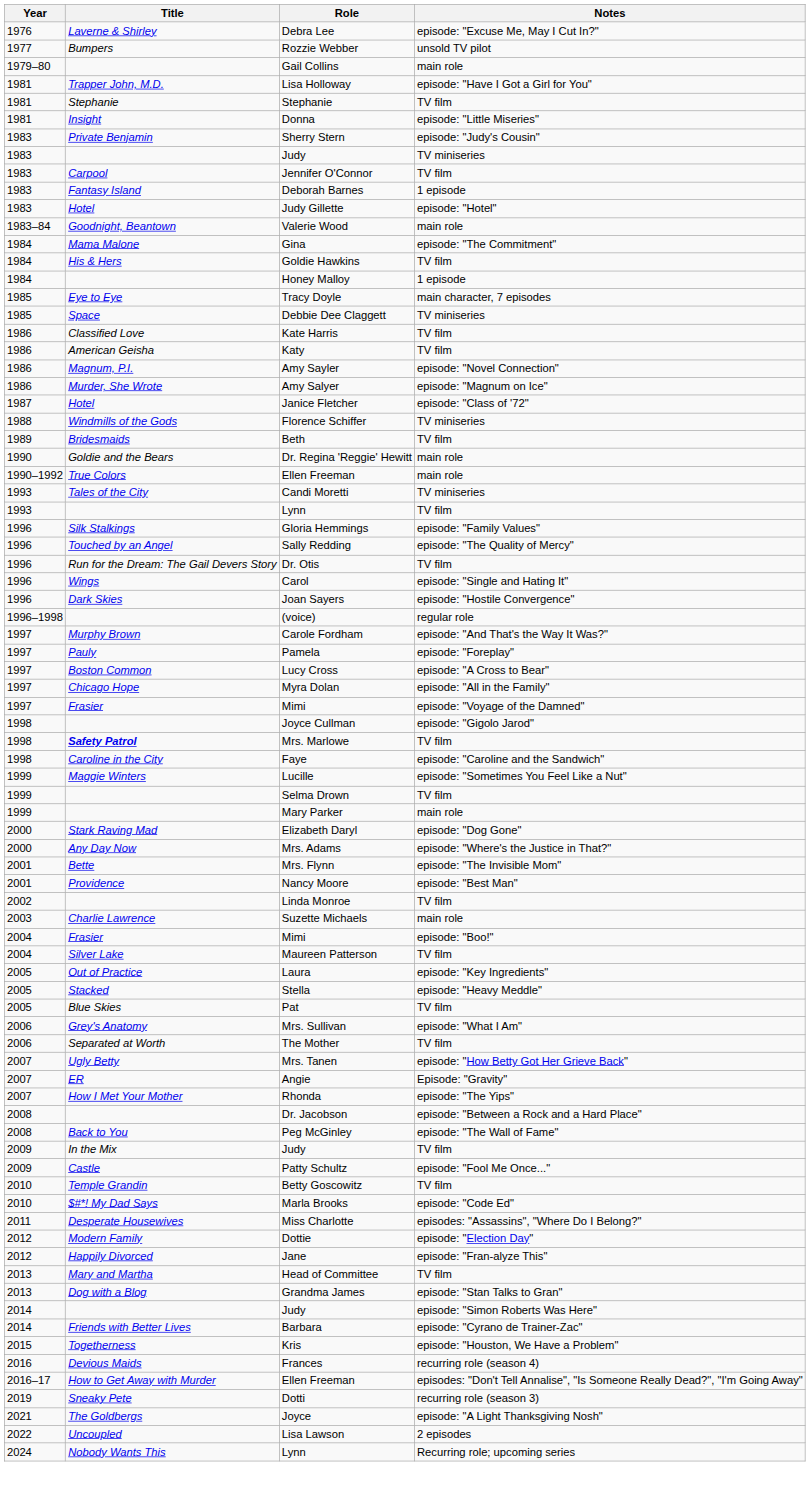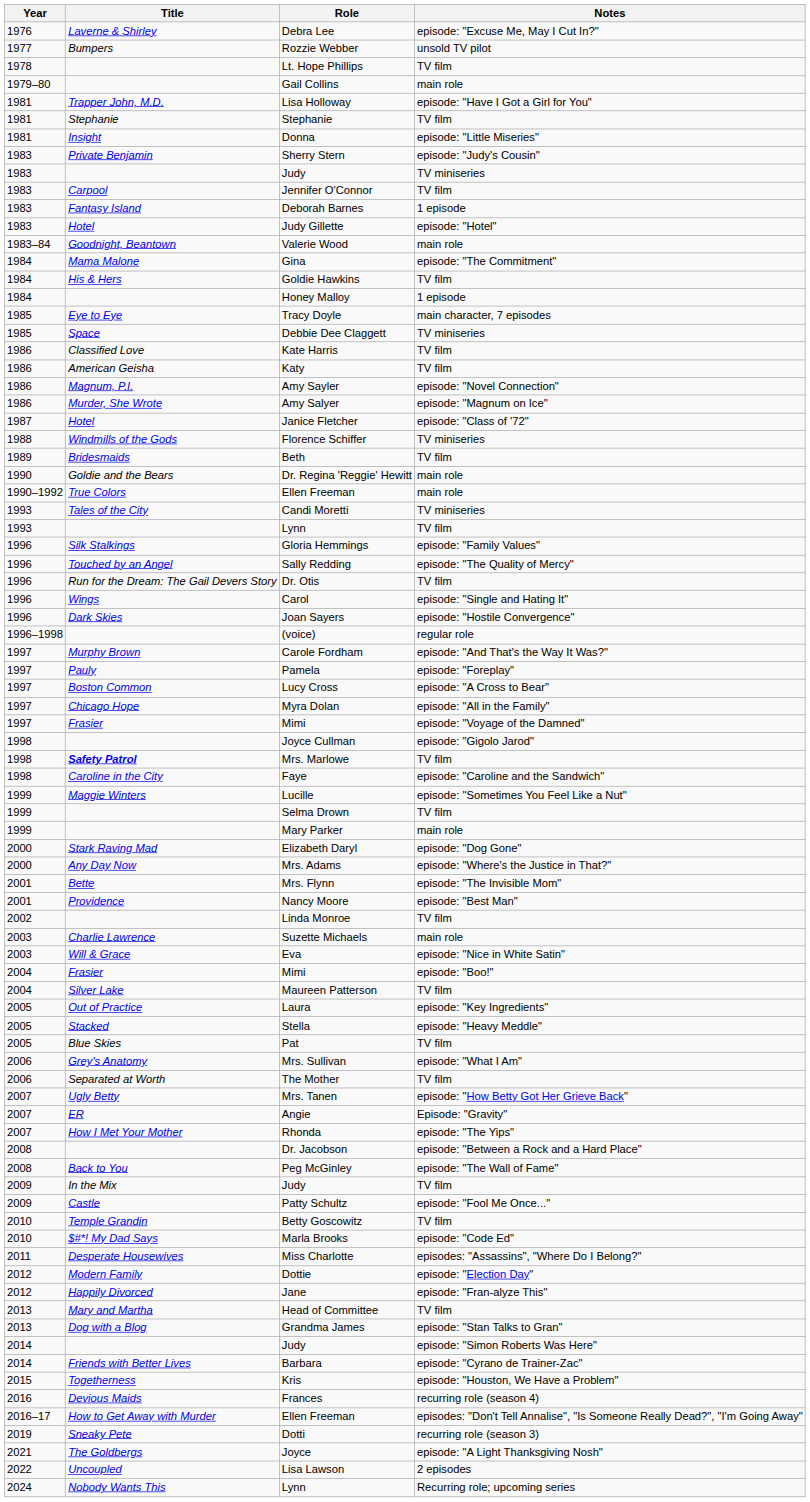+ row: (322, 66)
+ row: (291, 954)
